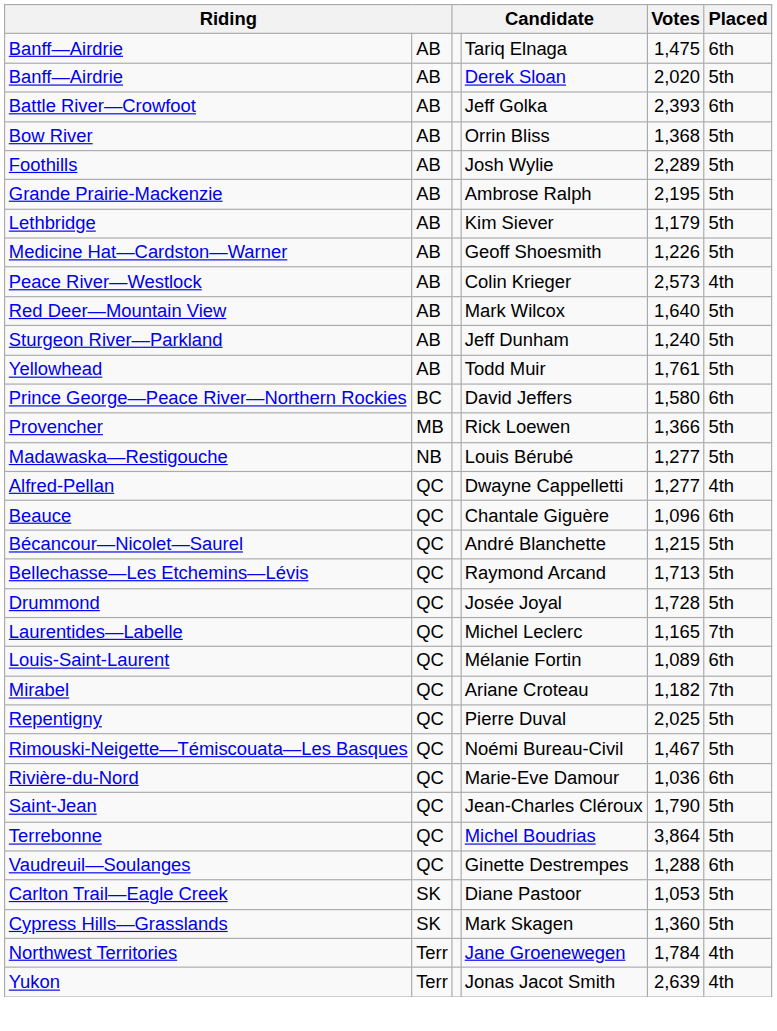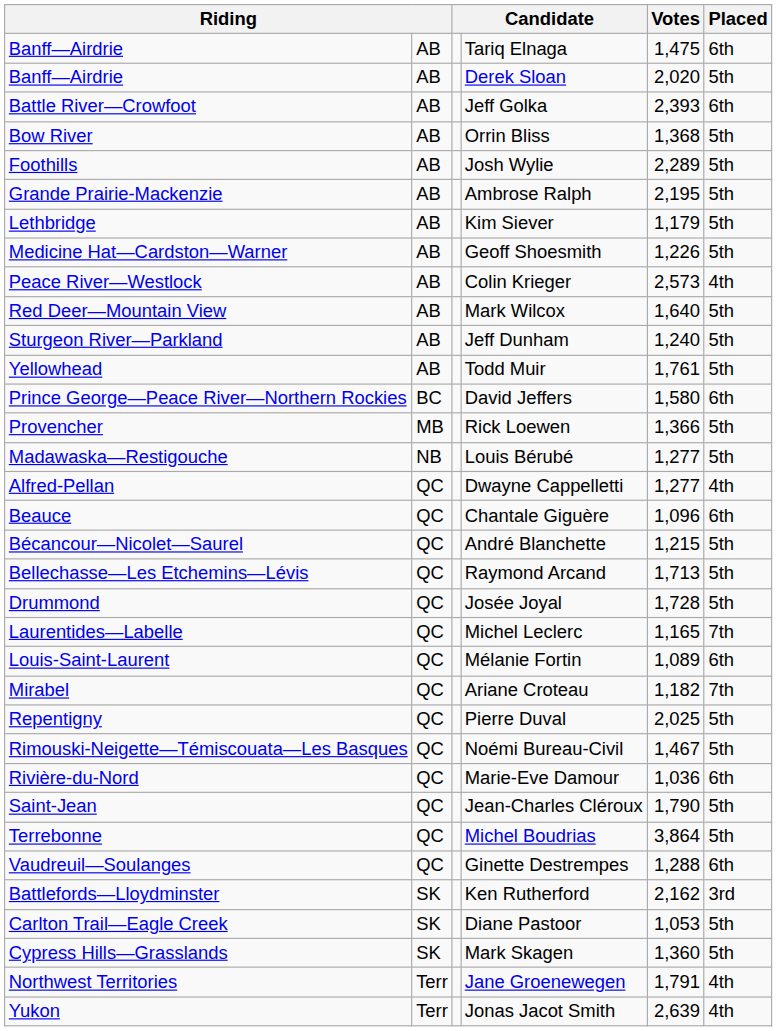+ row: (527, 894)
(677, 952) 1,784 -> (677, 982) 1,791
